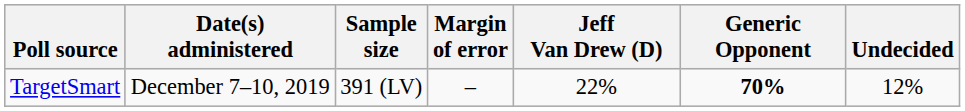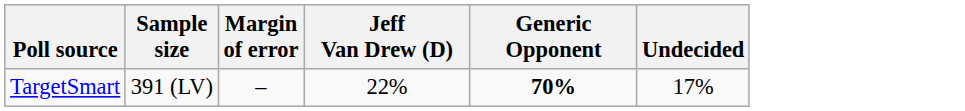- column: (230, 36)
(903, 86) 12% -> (693, 86) 17%
